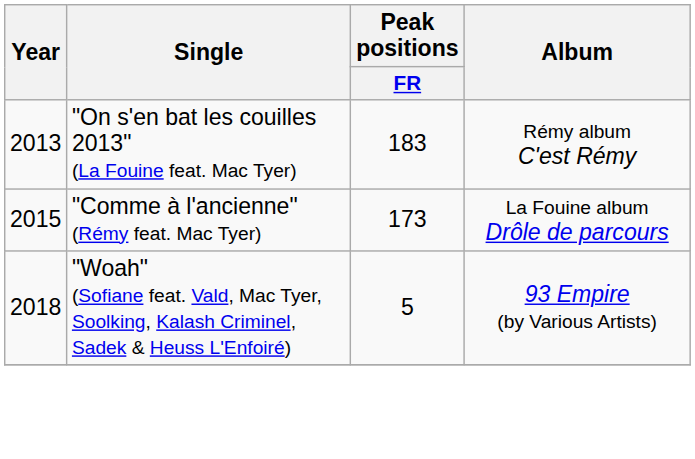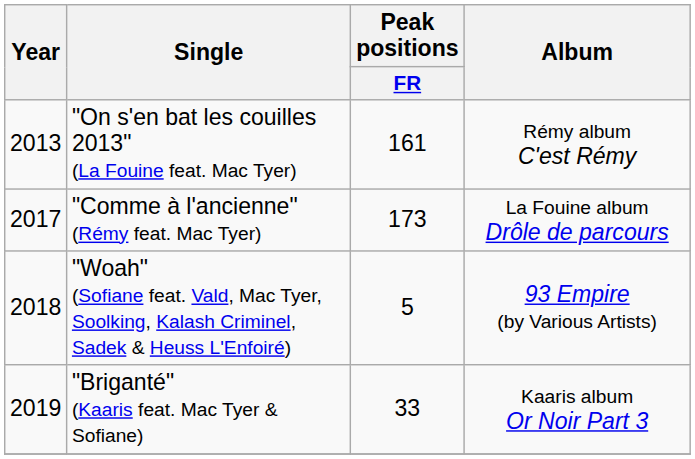(407, 143) 183 -> (407, 143) 161
(36, 219) 2015 -> (36, 219) 2017
+ row: (175, 409)
